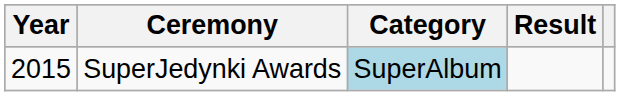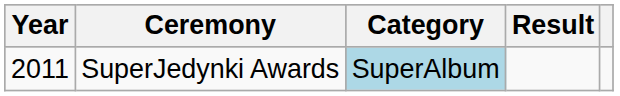(41, 68) 2015 -> (40, 68) 2011
